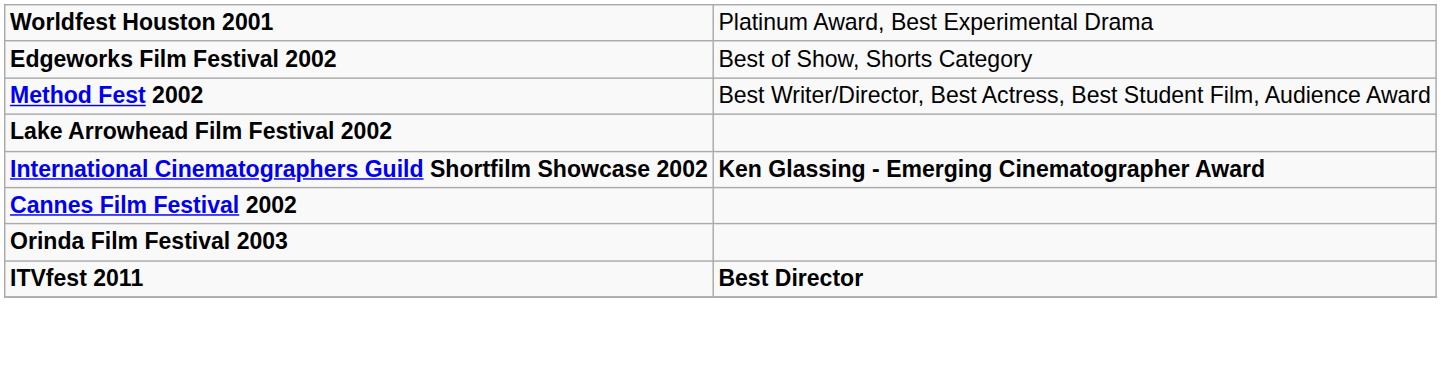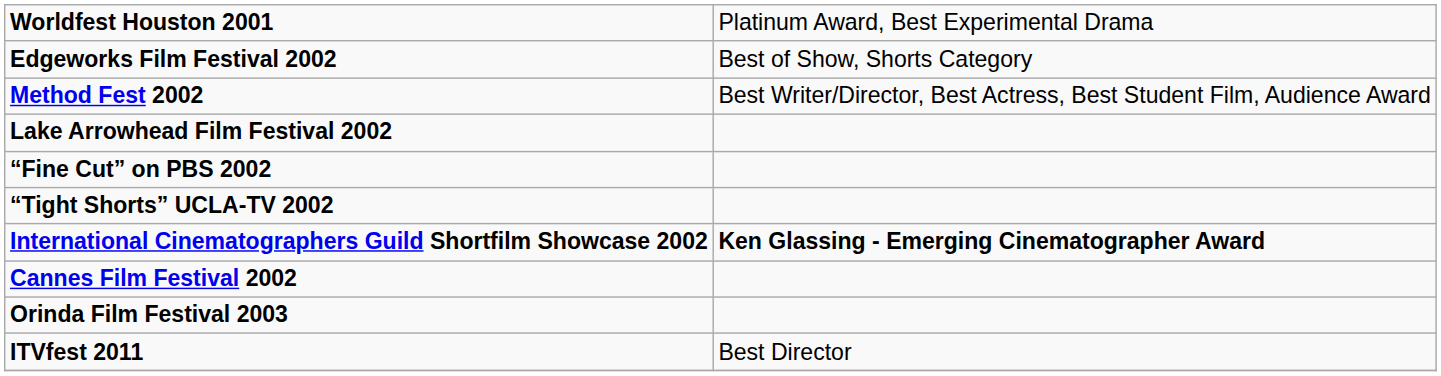+ row: (141, 168)
+ row: (172, 205)
(791, 278) bold -> (785, 351) normal
